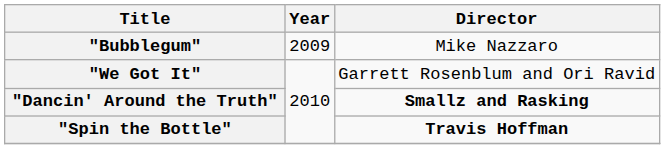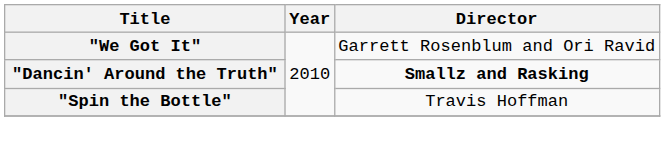- row: (145, 46)
(497, 130) bold -> (497, 102) normal
